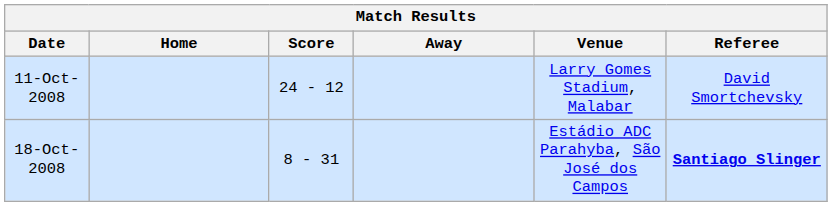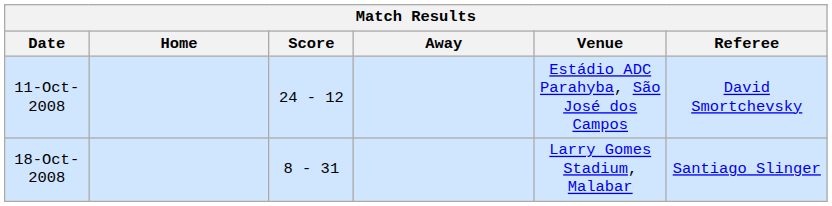(600, 88) Larry Gomes Stadium, Malabar -> (600, 97) Estádio ADC Parahyba, São José dos Campos
(600, 160) Estádio ADC Parahyba, São José dos Campos -> (600, 169) Larry Gomes Stadium, Malabar
(747, 160) bold -> (747, 169) normal
